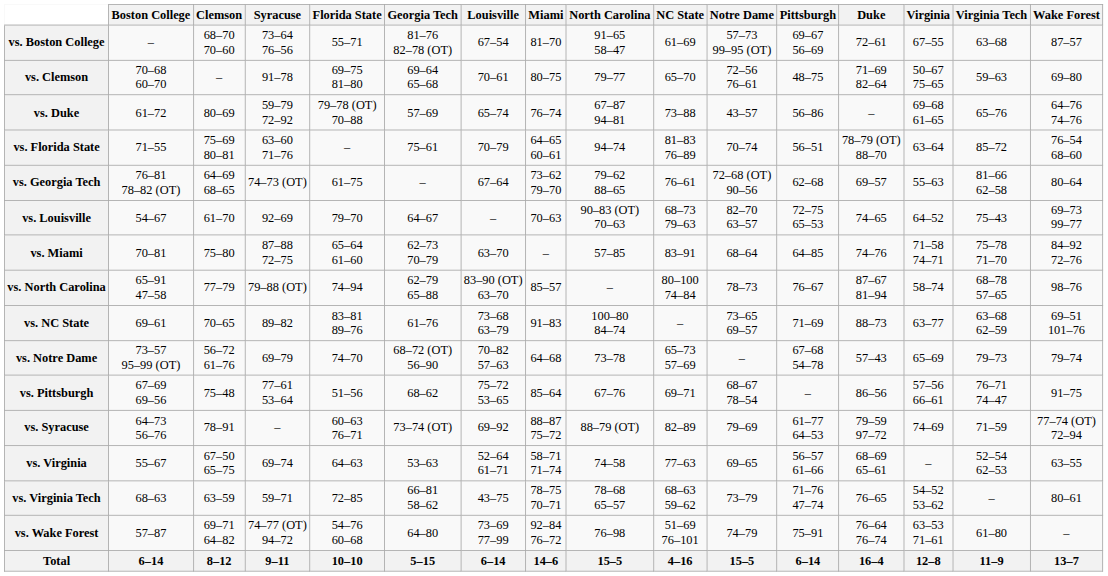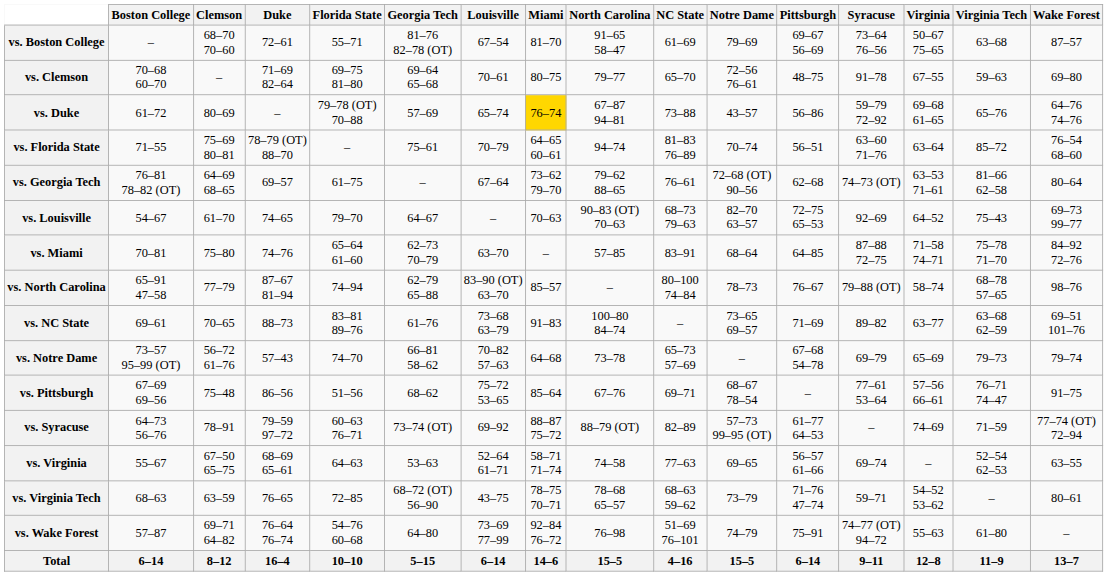columns swapped: (871, 15) <-> (277, 15)
(742, 42) 57–73 99–95 (OT) -> (742, 42) 79–69
(928, 42) 67–55 -> (928, 42) 50–67 75–65
(928, 77) 50–67 75–65 -> (928, 77) 67–55
(546, 112) no background -> (546, 112) gold background
(928, 183) 55–63 -> (928, 183) 63–53 71–61
(423, 358) 68–72 (OT) 56–90 -> (423, 358) 66–81 58–62
(742, 428) 79–69 -> (742, 428) 57–73 99–95 (OT)
(423, 498) 66–81 58–62 -> (423, 498) 68–72 (OT) 56–90
(928, 533) 63–53 71–61 -> (928, 533) 55–63
